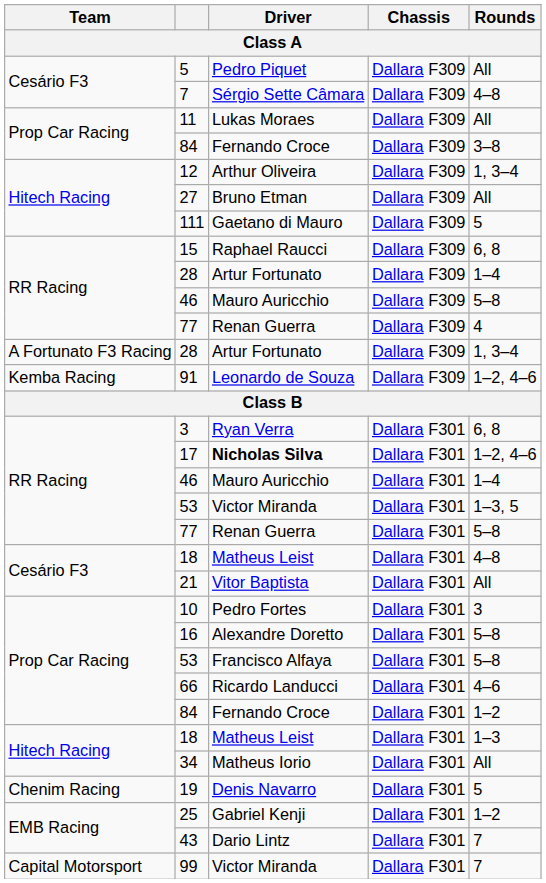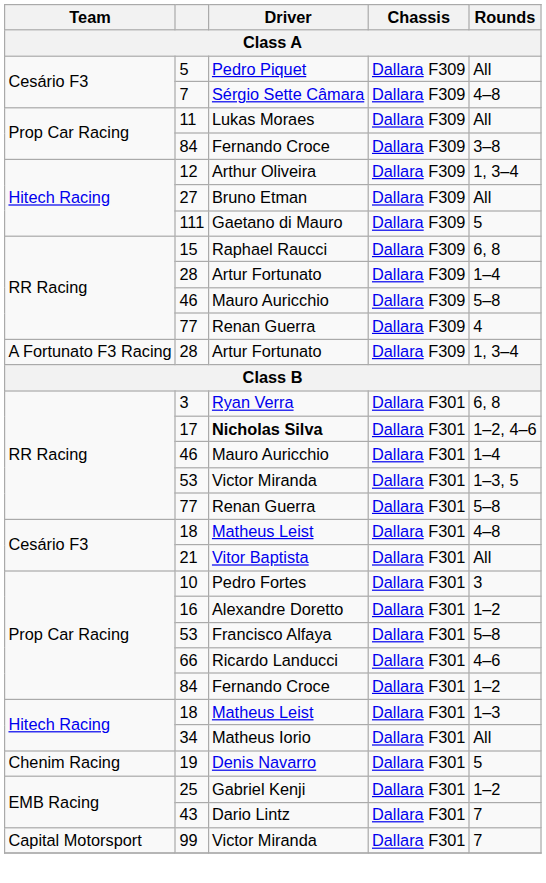- row: (62, 377)
(487, 634) 5–8 -> (487, 609) 1–2
